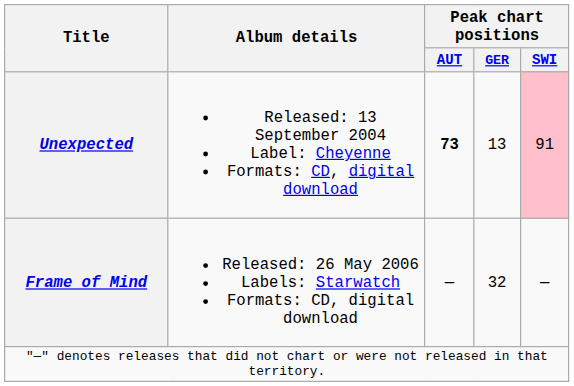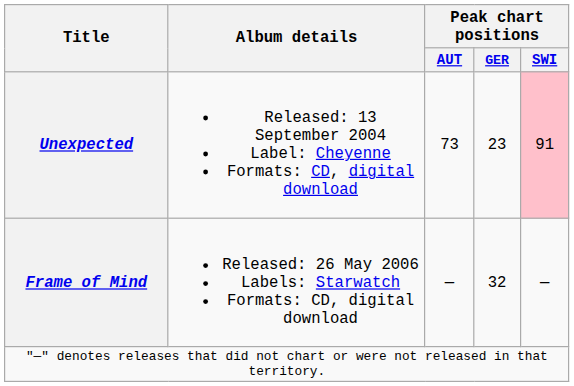(449, 145) bold -> (449, 145) normal
(497, 145) 13 -> (497, 145) 23
